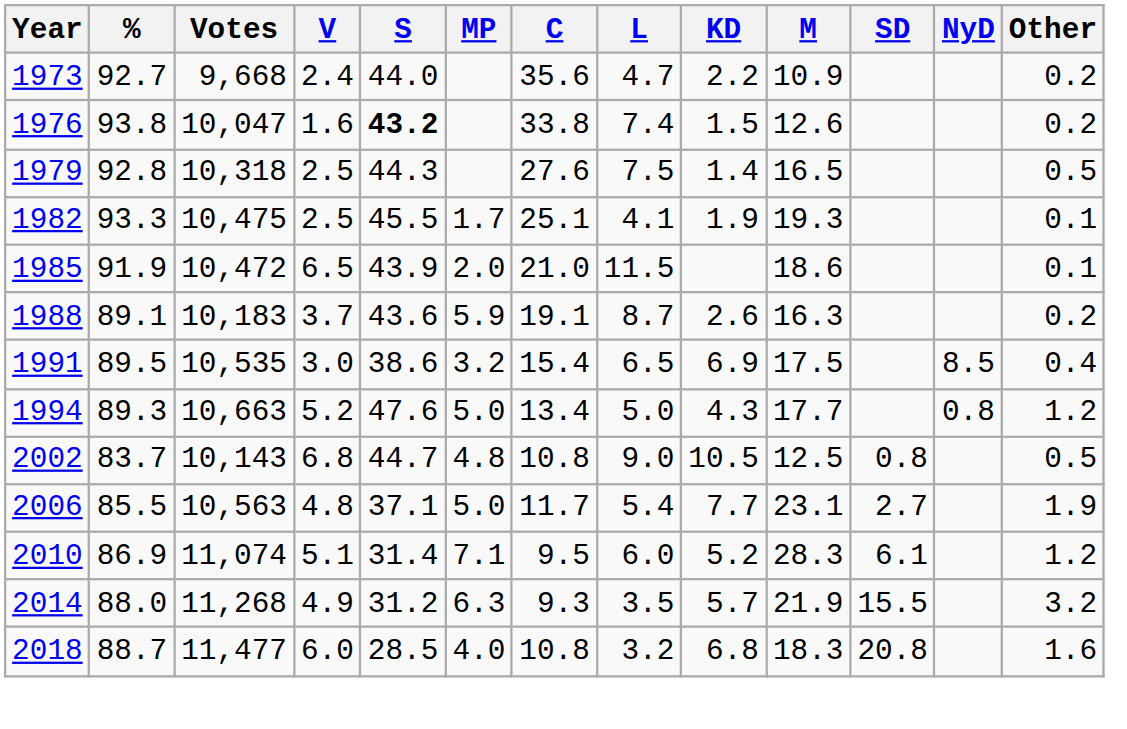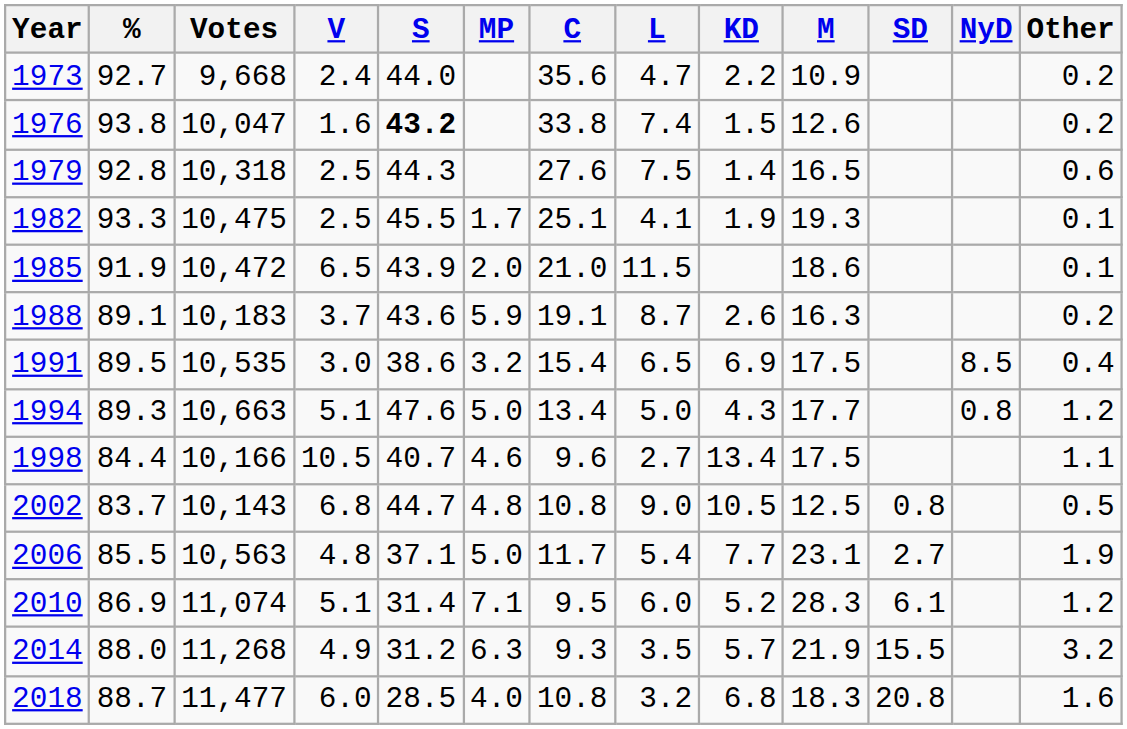(1071, 173) 0.5 -> (1088, 173) 0.6
(327, 412) 5.2 -> (345, 412) 5.1
+ row: (47, 460)
